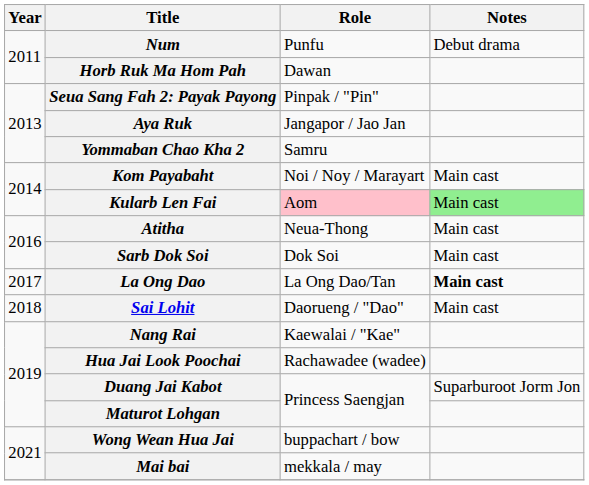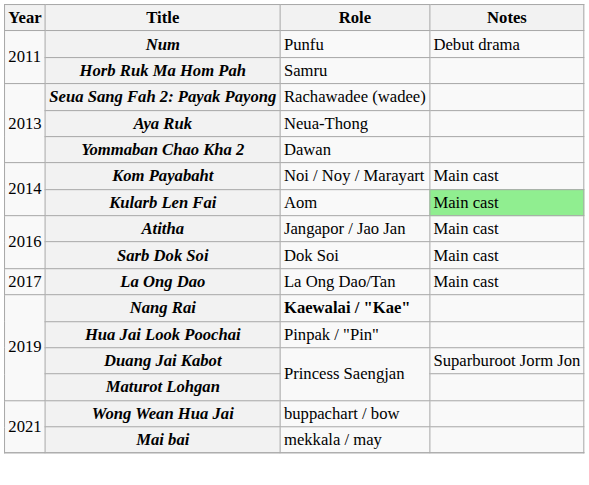(308, 70) Dawan -> (306, 70) Samru
(331, 96) Pinpak / "Pin" -> (355, 96) Rachawadee (wadee)
(345, 123) Jangapor / Jao Jan -> (326, 123) Neua-Thong
(306, 149) Samru -> (308, 149) Dawan
(301, 202) pink background -> (301, 202) no background
(326, 228) Neua-Thong -> (345, 228) Jangapor / Jao Jan
(468, 281) bold -> (466, 281) normal
- row: (163, 307)
(342, 334) normal -> (347, 307) bold
(355, 360) Rachawadee (wadee) -> (331, 334) Pinpak / "Pin"
